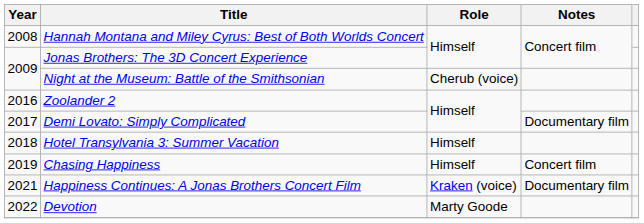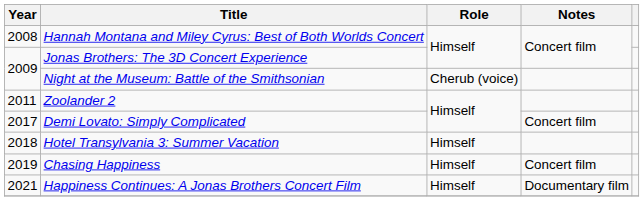(22, 100) 2016 -> (22, 100) 2011
(577, 121) Documentary film -> (560, 121) Concert film
(473, 185) Kraken (voice) -> (452, 185) Himself
- row: (70, 206)
